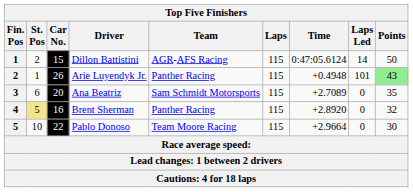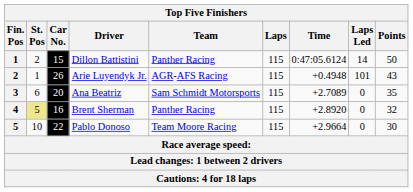(190, 58) AGR-AFS Racing -> (183, 58) Panther Racing
(183, 75) Panther Racing -> (190, 75) AGR-AFS Racing
(392, 75) lightgreen background -> (392, 75) no background
